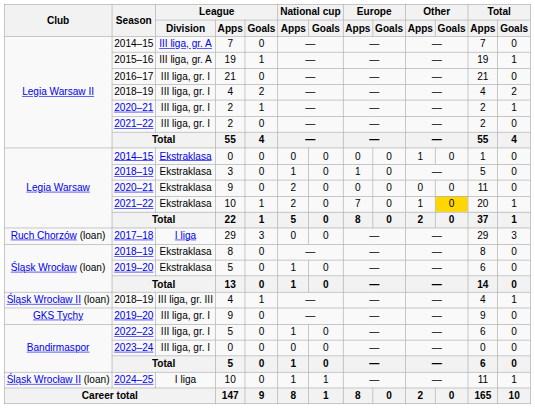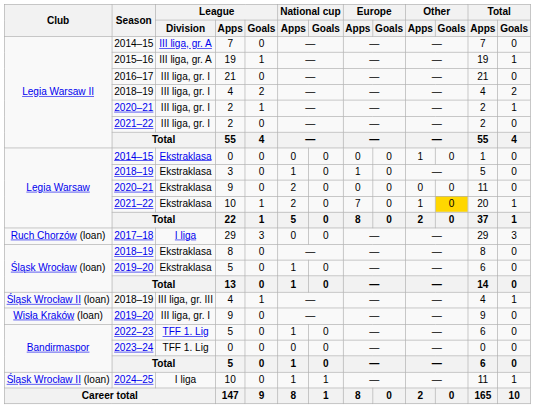(58, 316) GKS Tychy -> (58, 316) Wisła Kraków (loan)
(186, 332) III liga, gr. I -> (186, 332) TFF 1. Lig
(186, 348) III liga, gr. I -> (186, 348) TFF 1. Lig
